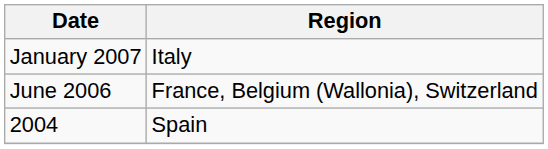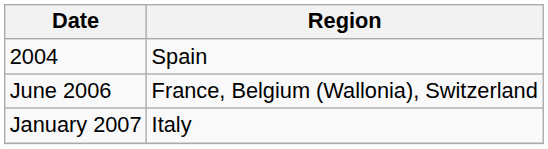rows swapped: (34, 125) <-> (76, 56)
